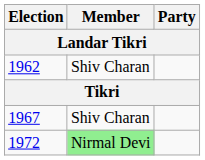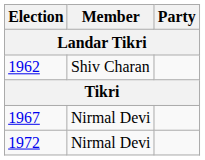(110, 117) Shiv Charan -> (111, 117) Nirmal Devi
(111, 142) lightgreen background -> (111, 142) no background
